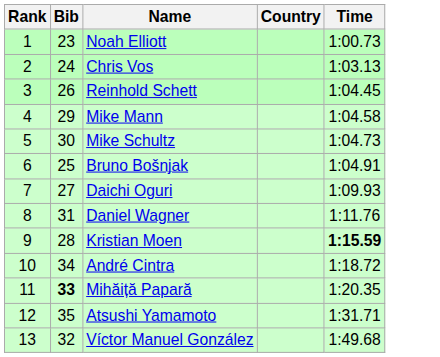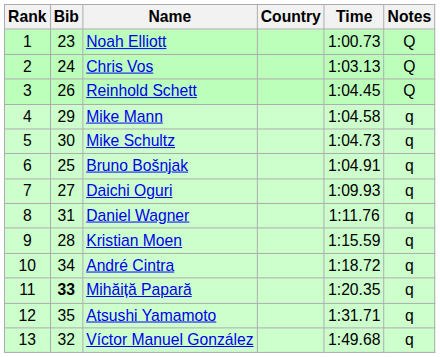+ column: (409, 16)
(355, 240) bold -> (354, 240) normal
